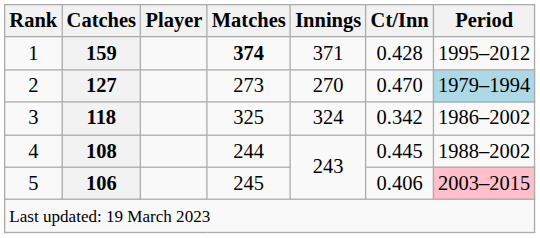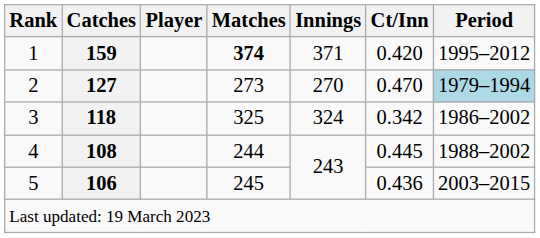(400, 53) 0.428 -> (400, 53) 0.420
(400, 183) 0.406 -> (400, 183) 0.436
(484, 183) pink background -> (484, 183) no background
